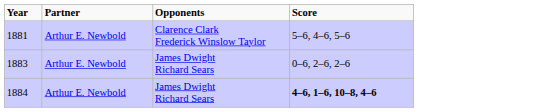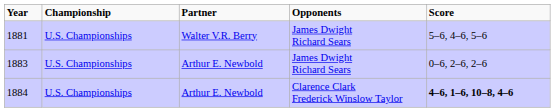+ column: (78, 12)
(85, 35) Arthur E. Newbold -> (219, 35) Walter V.R. Berry
(210, 35) Clarence Clark Frederick Winslow Taylor -> (322, 35) James Dwight Richard Sears
(185, 92) James Dwight Richard Sears -> (347, 92) Clarence Clark Frederick Winslow Taylor
